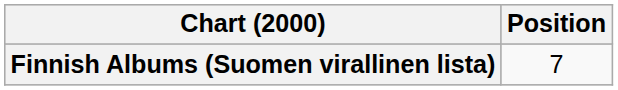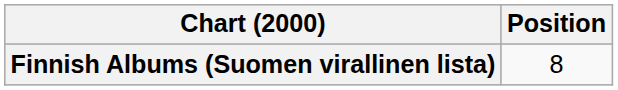(556, 64) 7 -> (556, 64) 8
